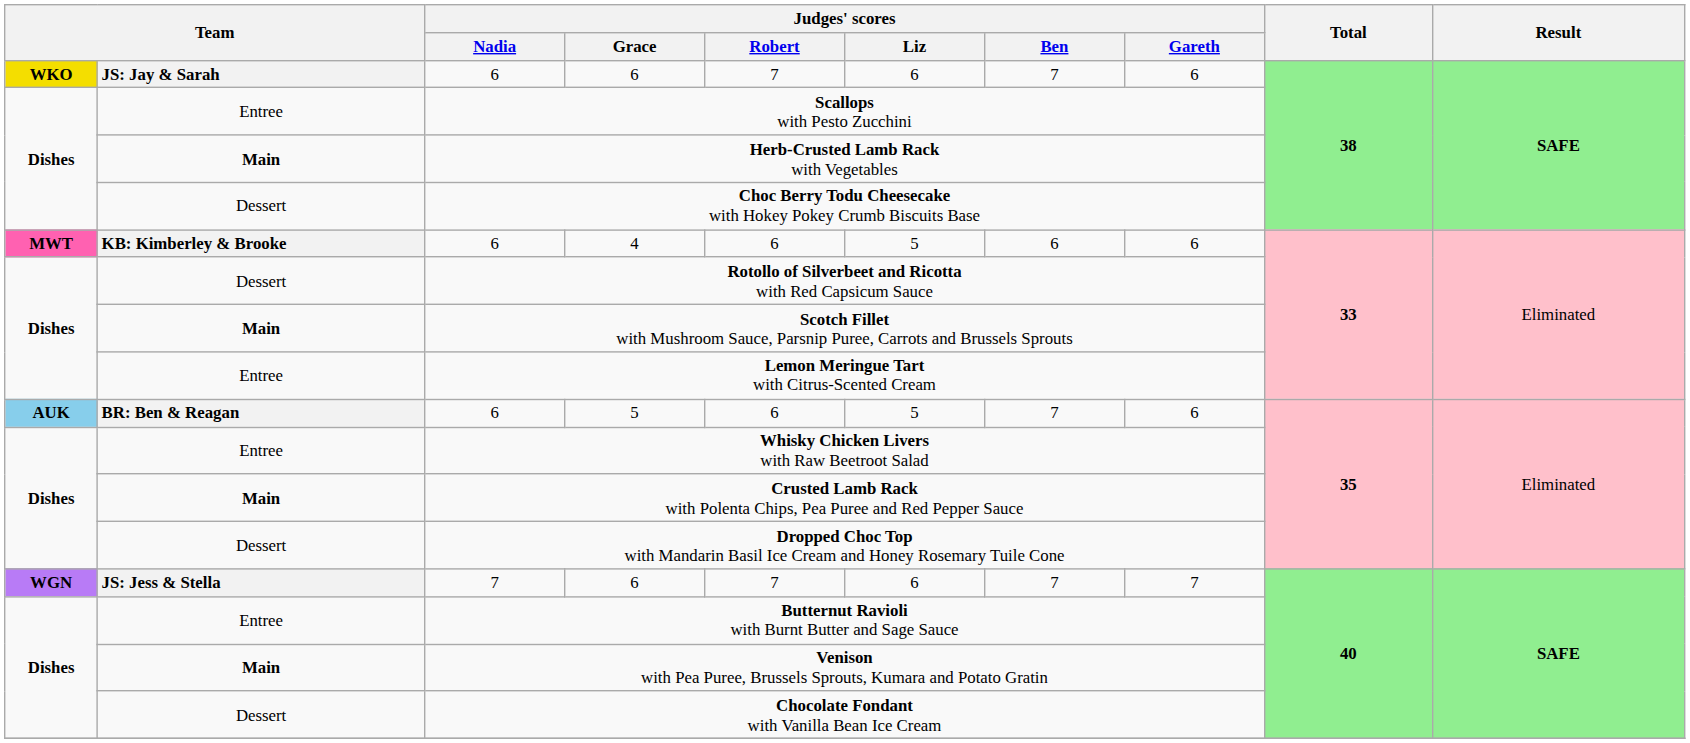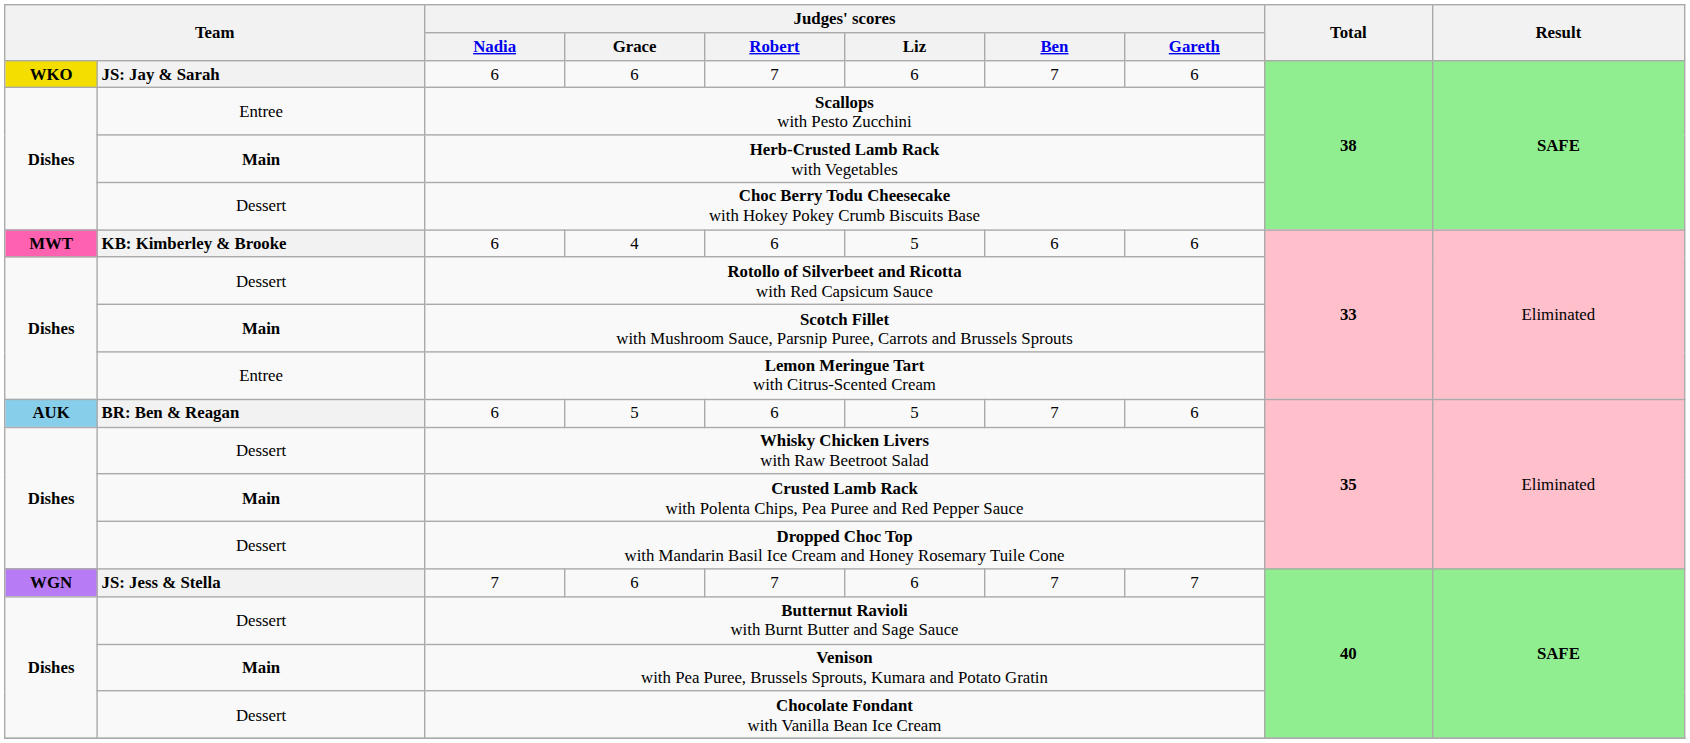(261, 451) Entree -> (261, 451) Dessert
(261, 620) Entree -> (261, 620) Dessert
